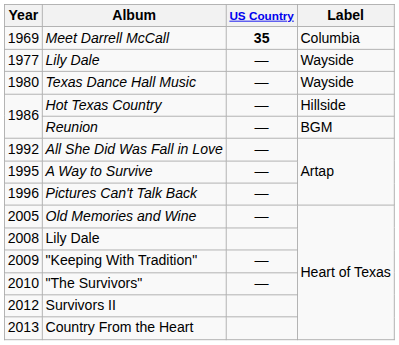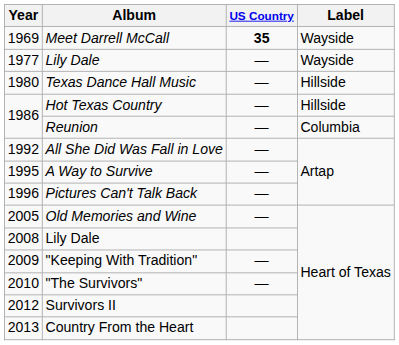(330, 37) Columbia -> (327, 37) Wayside
(327, 82) Wayside -> (323, 82) Hillside
(316, 127) BGM -> (330, 127) Columbia
